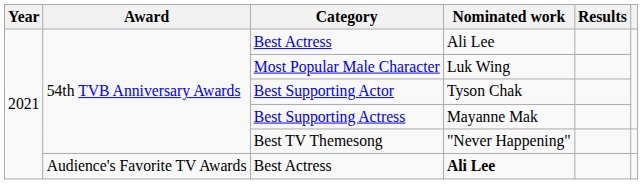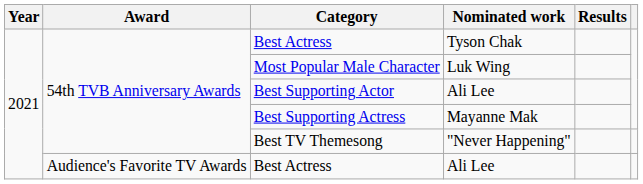(471, 41) Ali Lee -> (484, 41) Tyson Chak
(484, 91) Tyson Chak -> (471, 91) Ali Lee
(471, 166) bold -> (471, 166) normal
